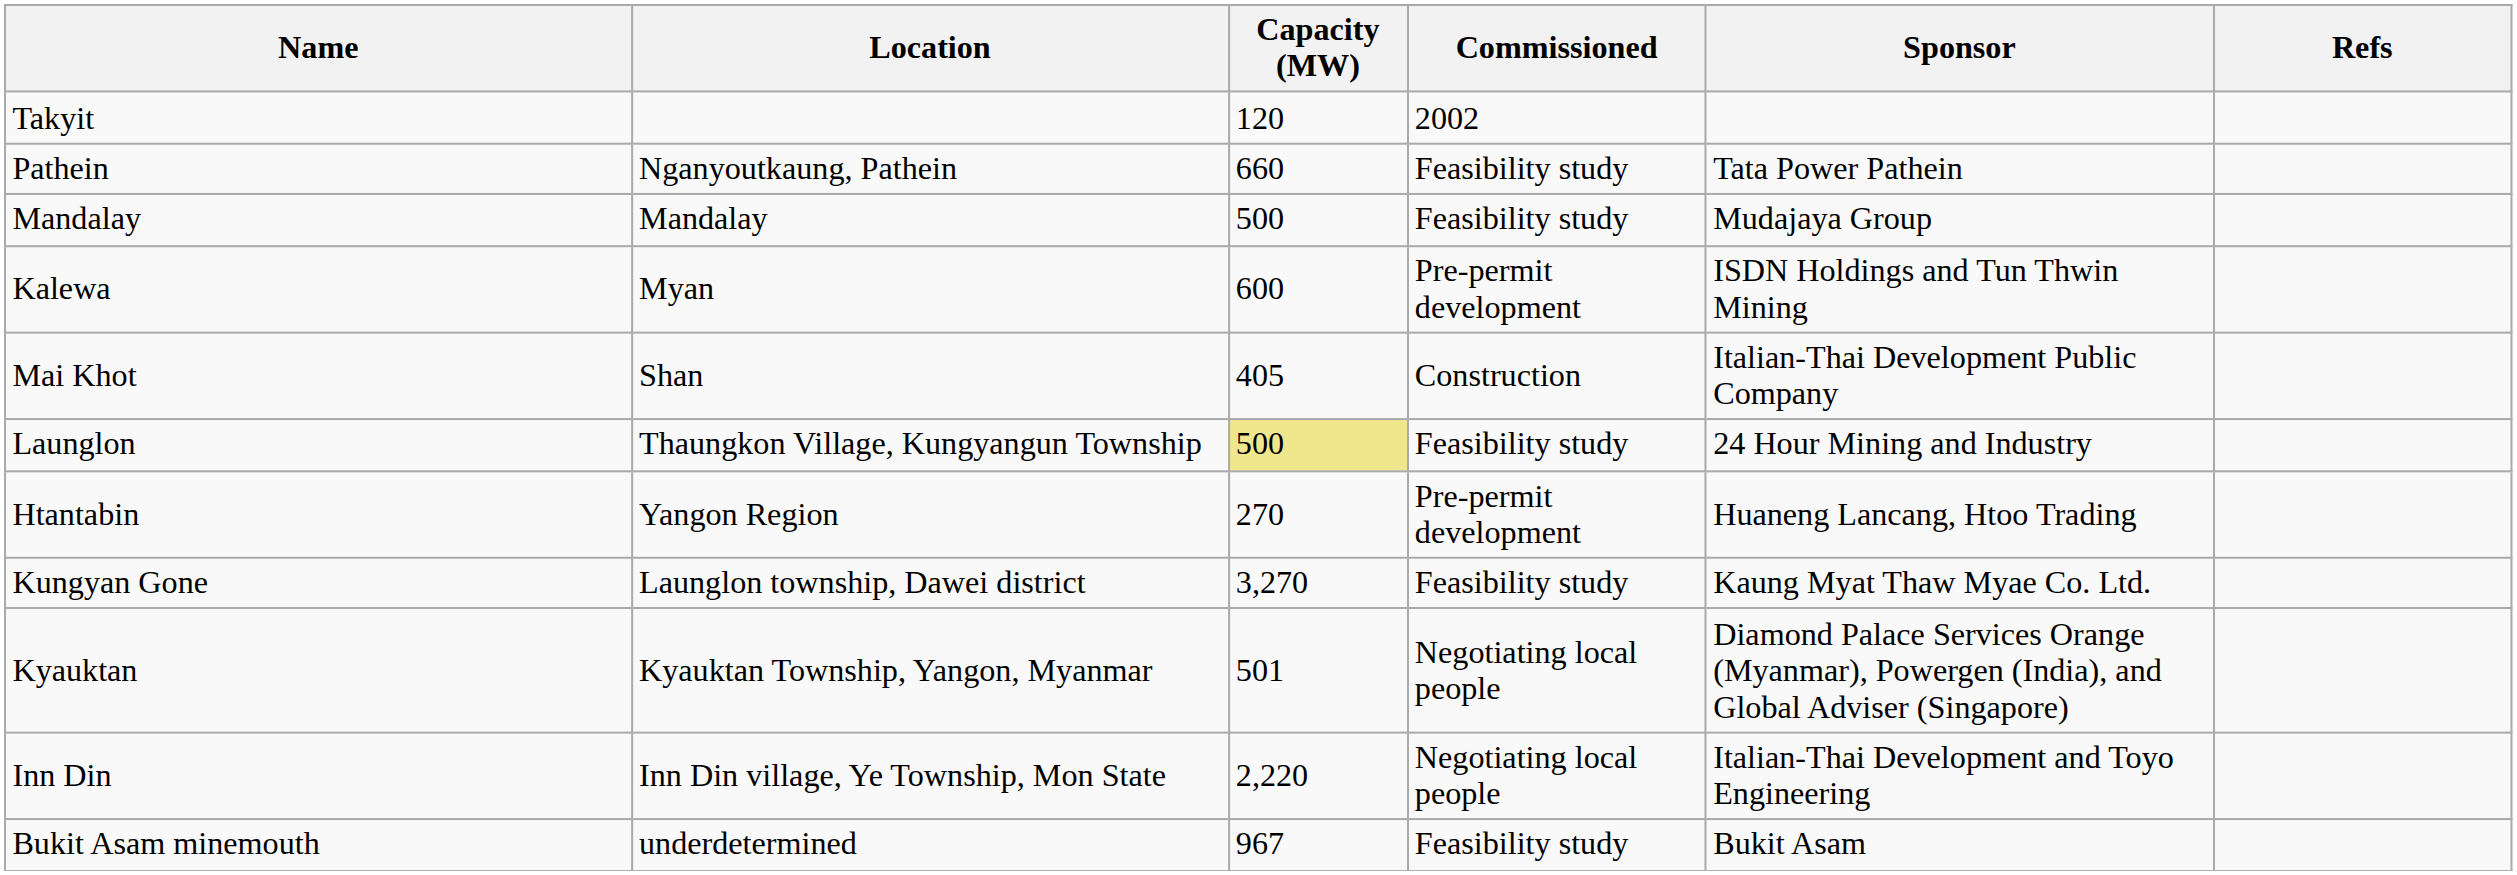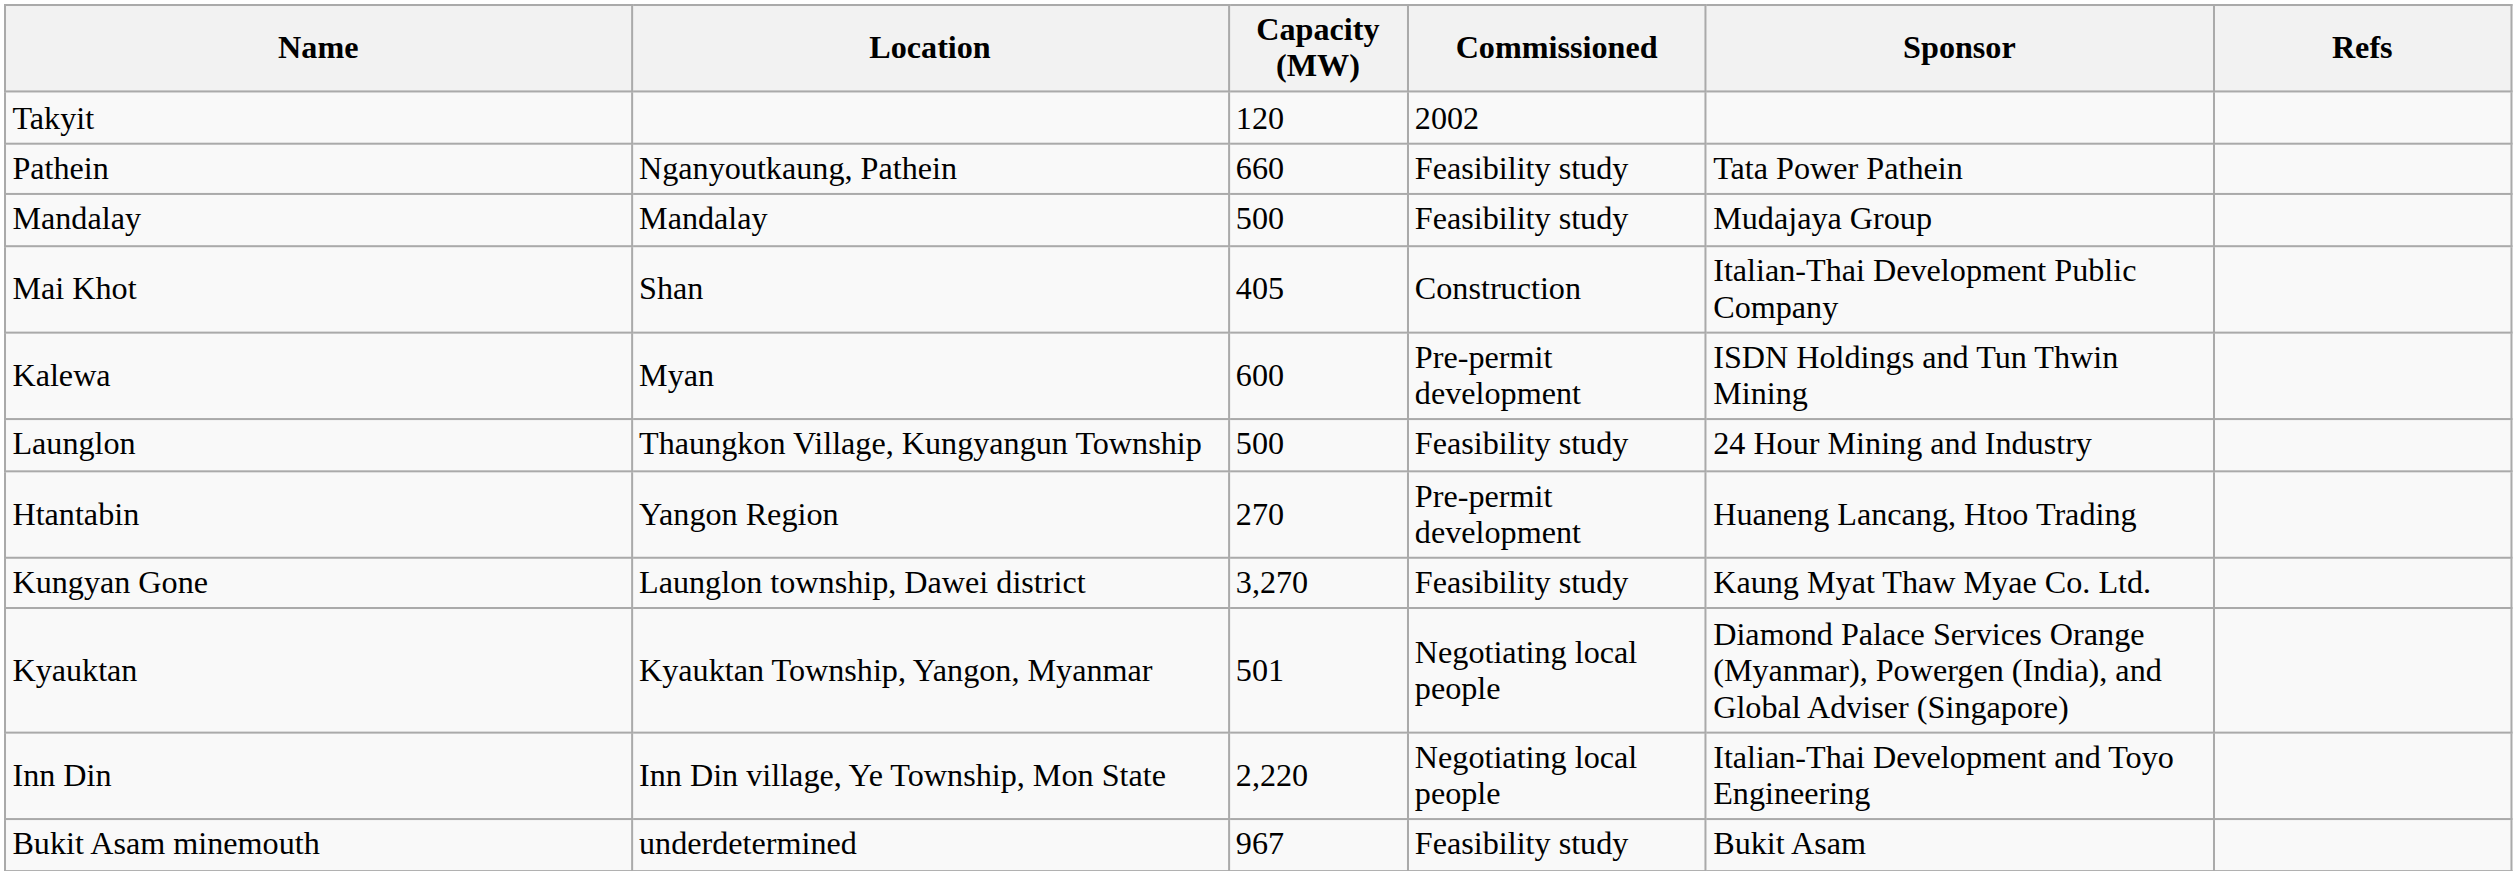rows swapped: (62, 288) <-> (75, 375)
(1260, 444) khaki background -> (1260, 444) no background
